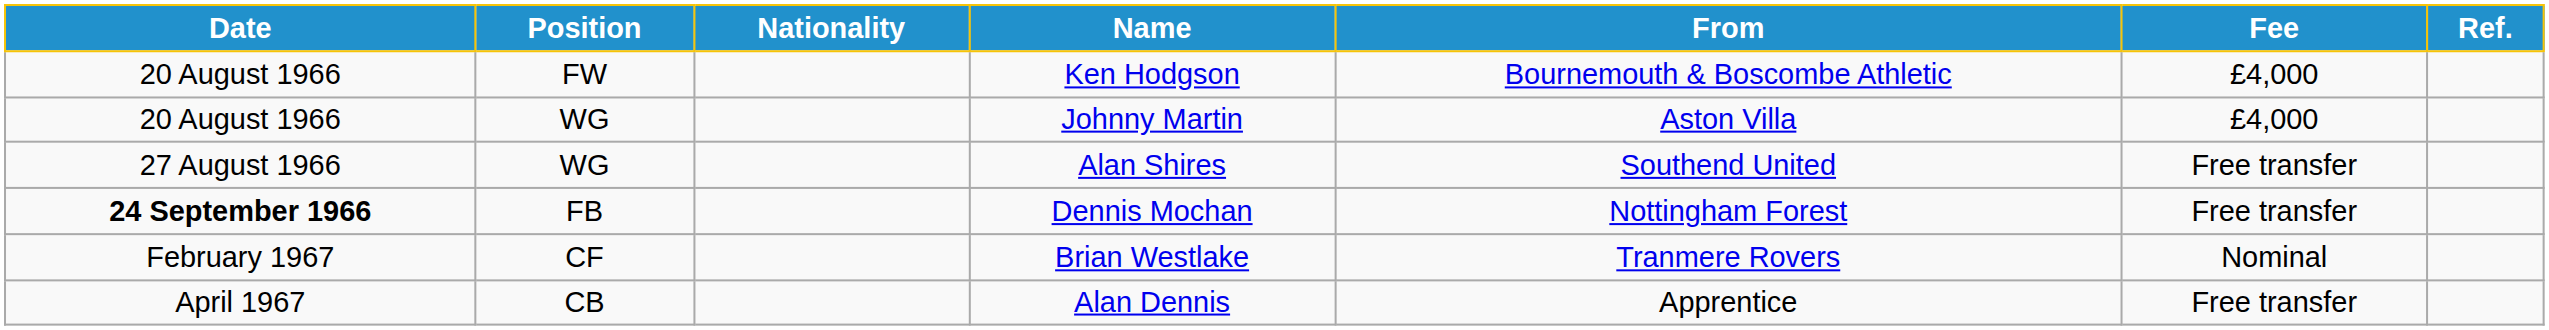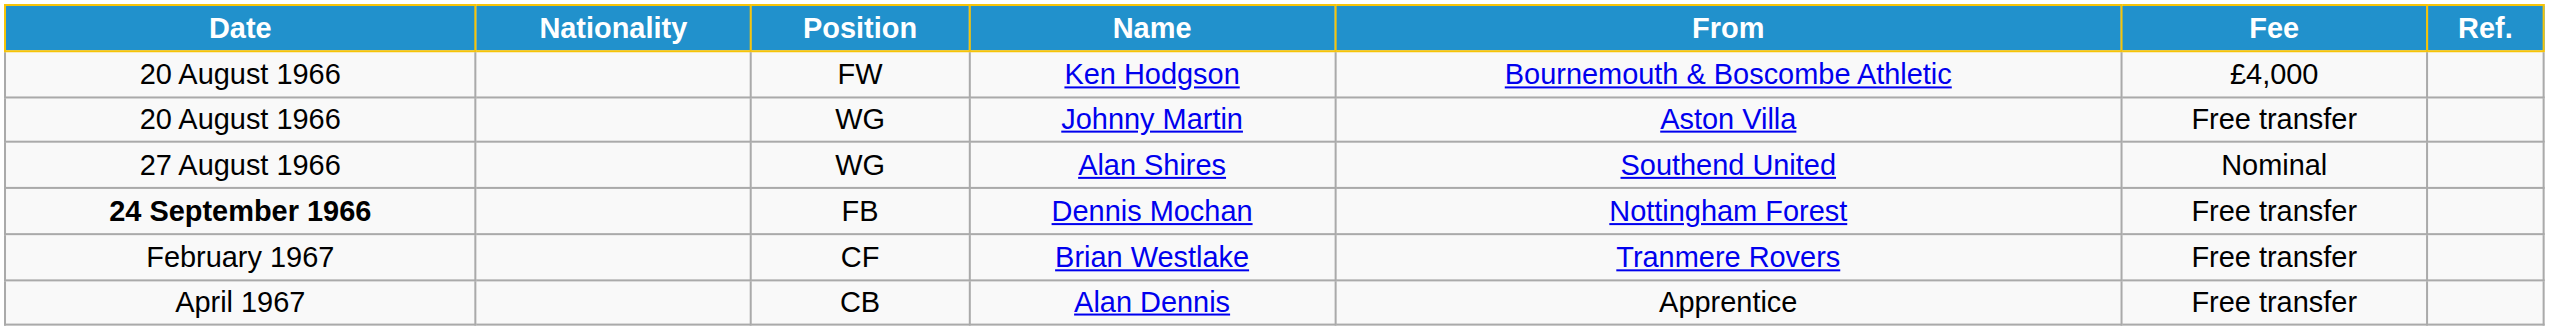columns swapped: (584, 28) <-> (831, 28)
(2274, 120) £4,000 -> (2274, 120) Free transfer
(2274, 165) Free transfer -> (2274, 165) Nominal
(2274, 257) Nominal -> (2274, 257) Free transfer
